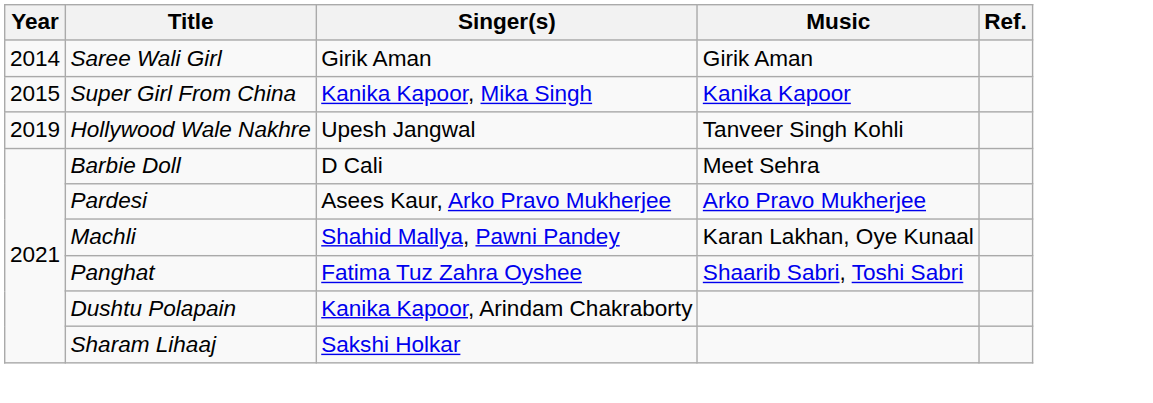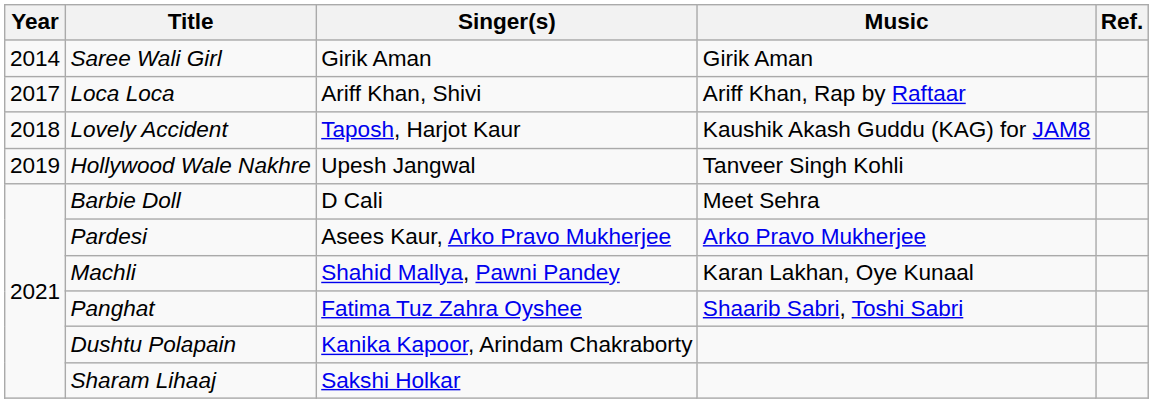- row: (183, 93)
+ row: (123, 93)
+ row: (149, 129)
